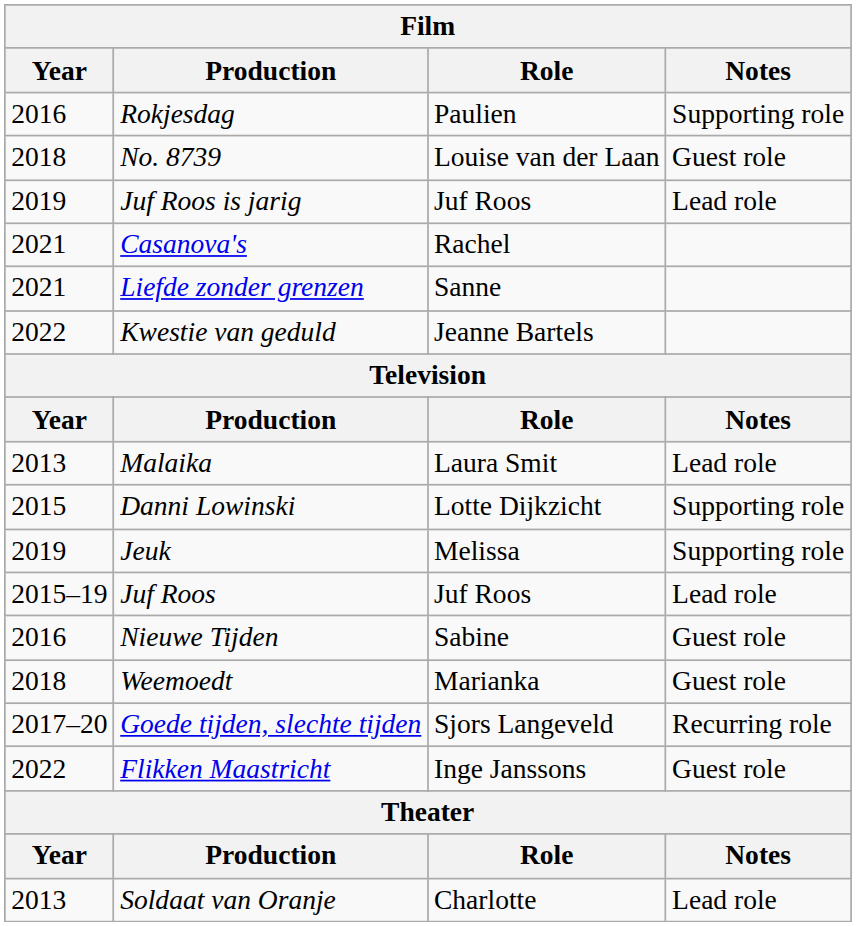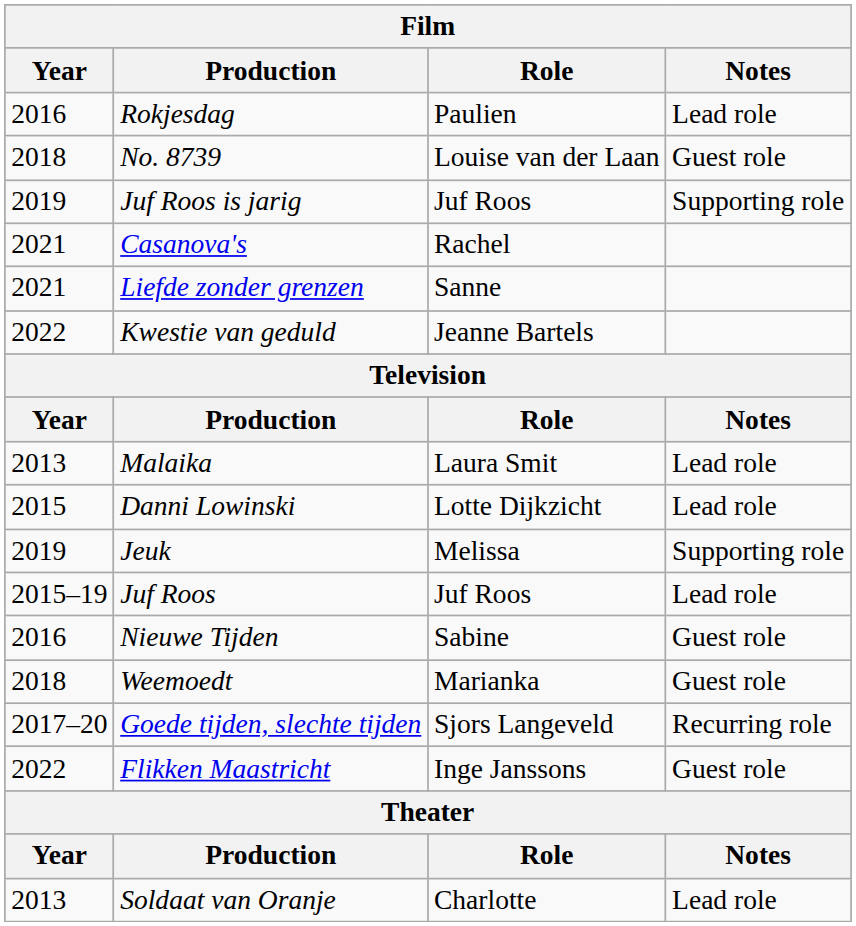(758, 113) Supporting role -> (724, 113) Lead role
(724, 200) Lead role -> (758, 200) Supporting role
(758, 506) Supporting role -> (724, 506) Lead role
